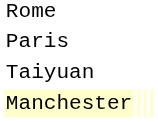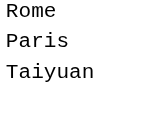- row: (69, 103)
